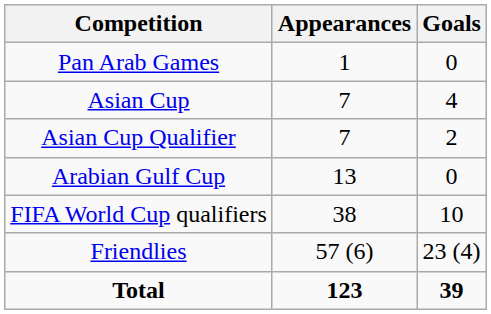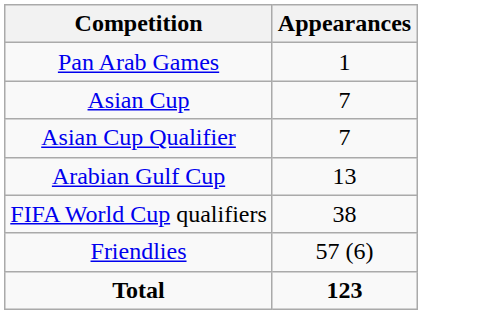- column: (452, 23)
